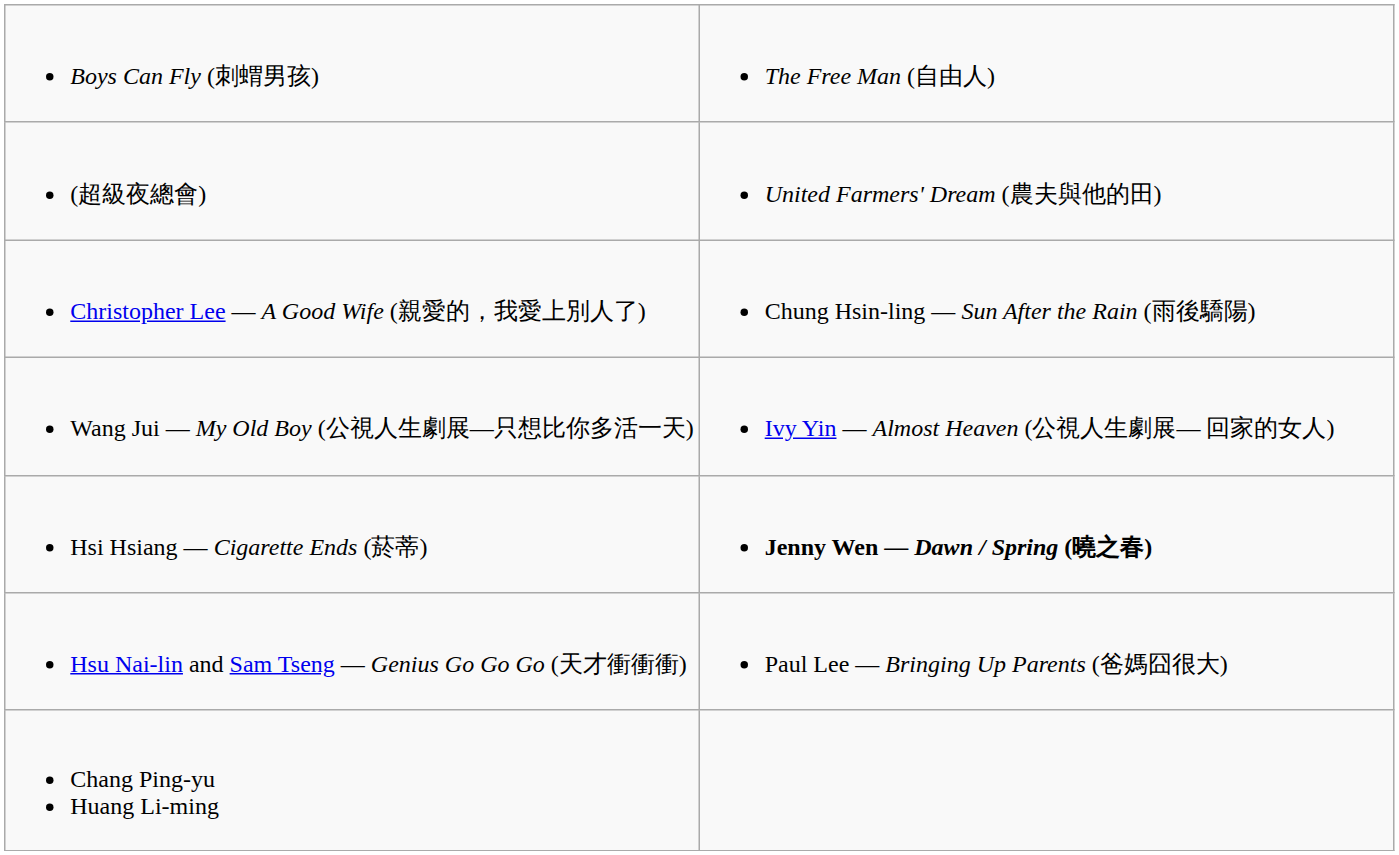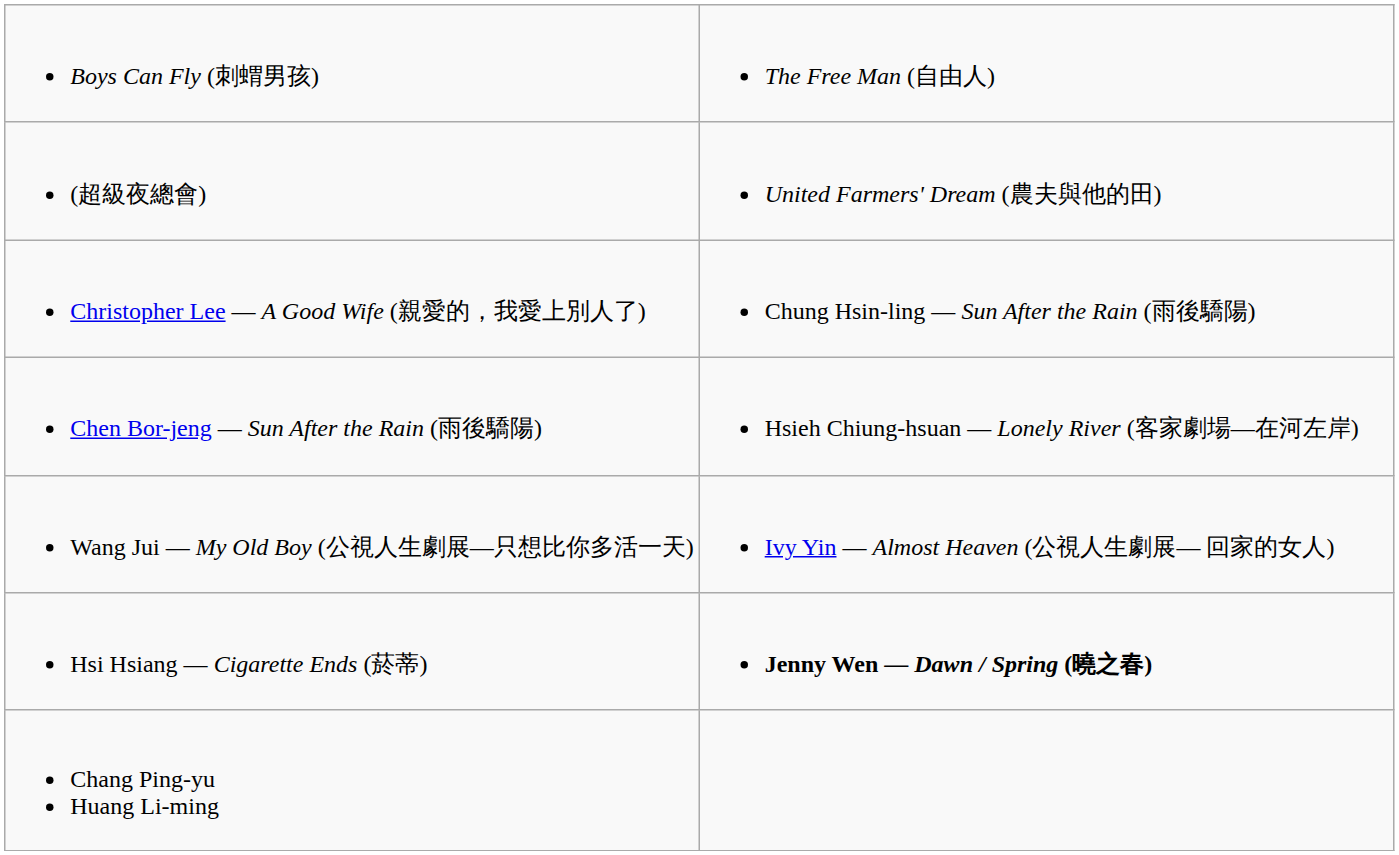+ row: (352, 430)
- row: (352, 665)
